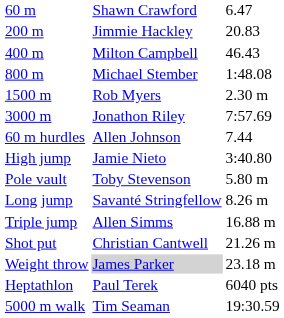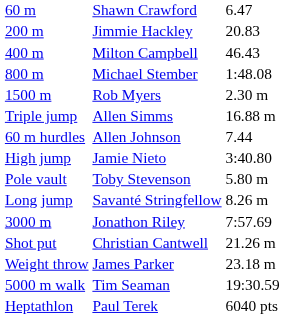rows swapped: (28, 116) <-> (41, 221)
(133, 263) lightgrey background -> (133, 263) no background
rows swapped: (39, 285) <-> (45, 306)
